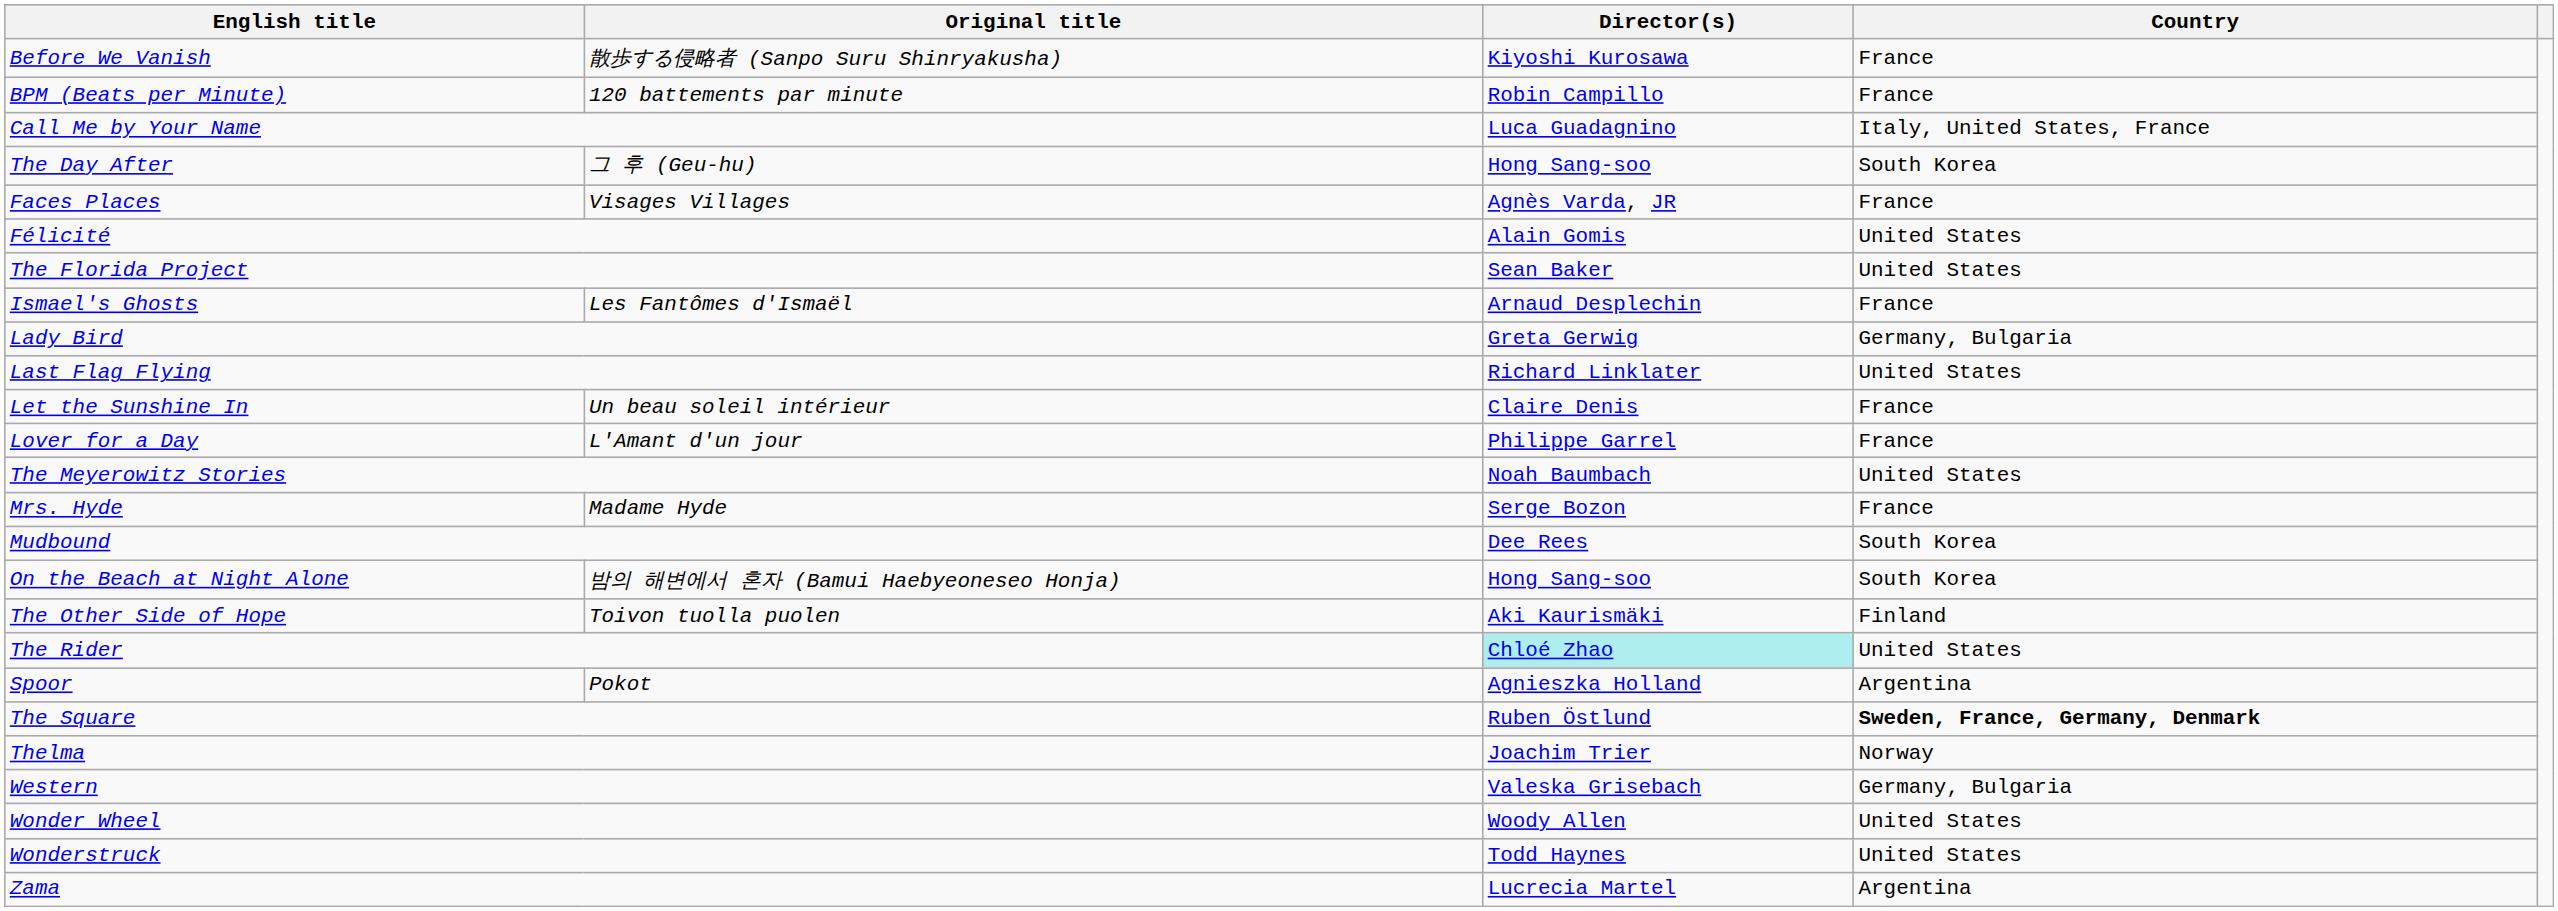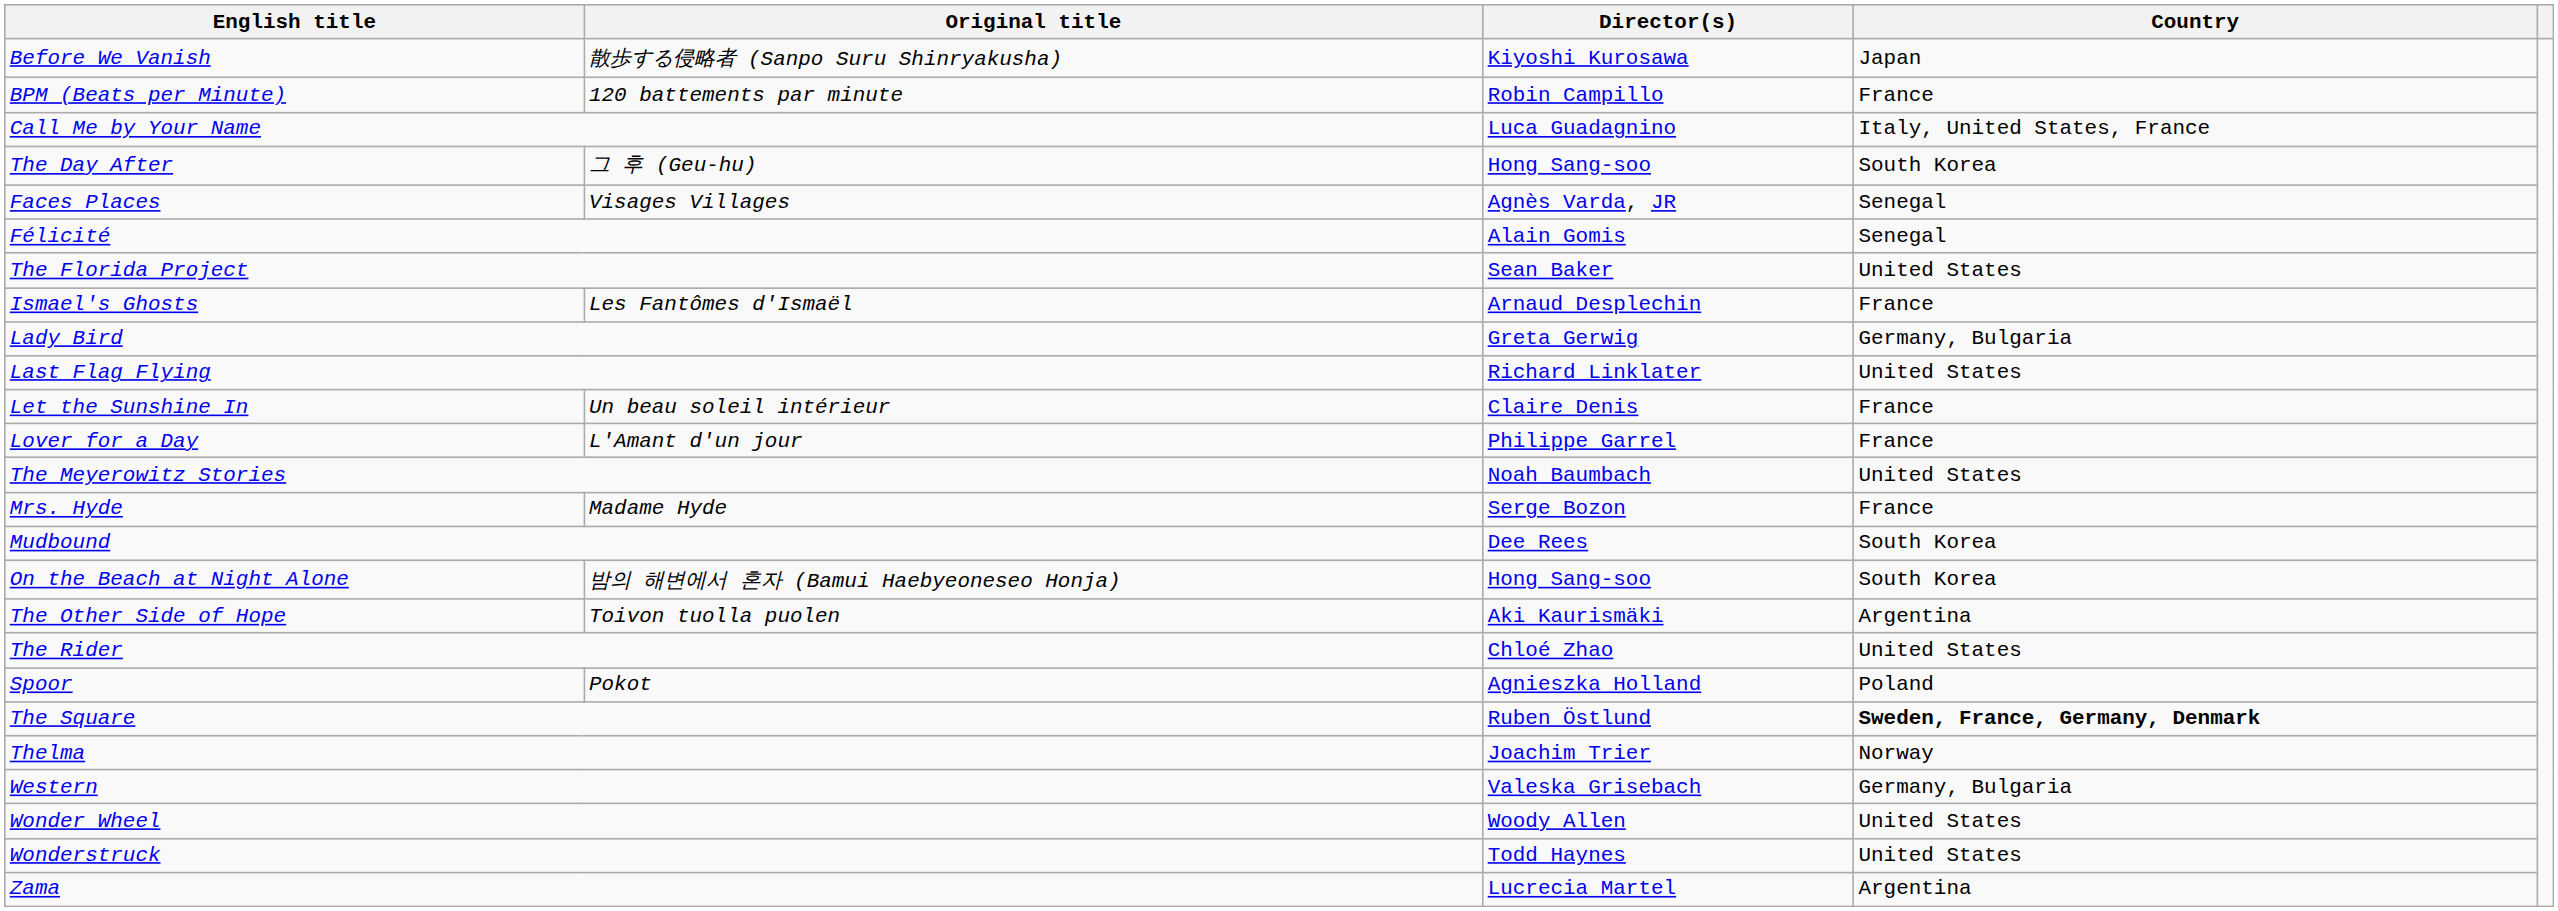(1896, 58) France -> (1890, 58) Japan
(1896, 202) France -> (1902, 202) Senegal
(1940, 236) United States -> (1902, 236) Senegal
(1902, 616) Finland -> (1915, 616) Argentina
(1550, 650) paleturquoise background -> (1550, 650) no background
(1915, 684) Argentina -> (1896, 684) Poland
